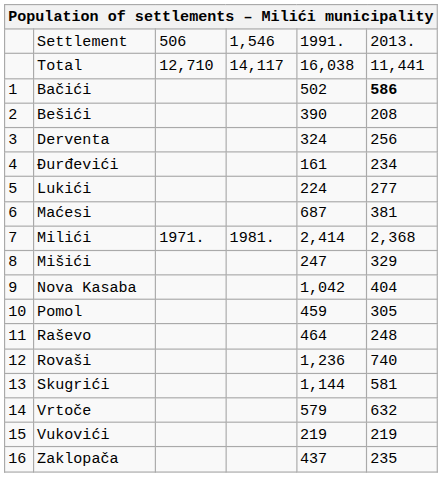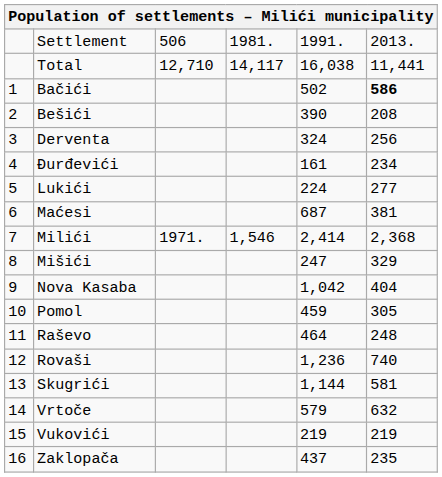(252, 41) 1,546 -> (252, 41) 1981.
(252, 238) 1981. -> (252, 238) 1,546
